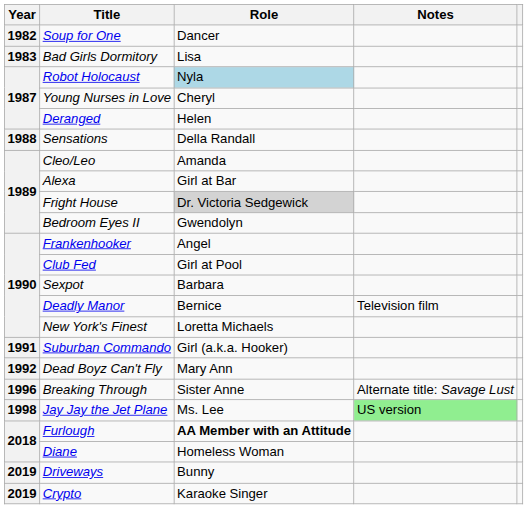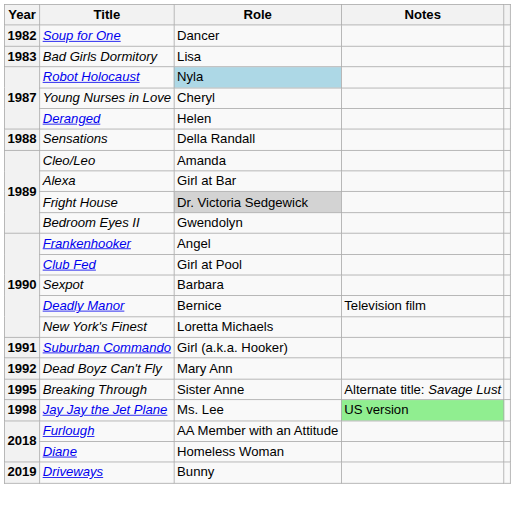(22, 389) 1996 -> (22, 389) 1995
(264, 431) bold -> (258, 431) normal
- row: (62, 493)
